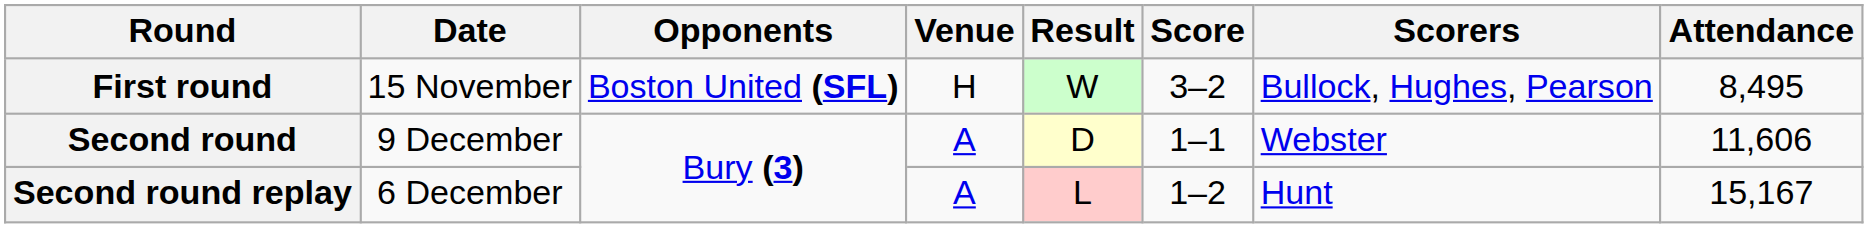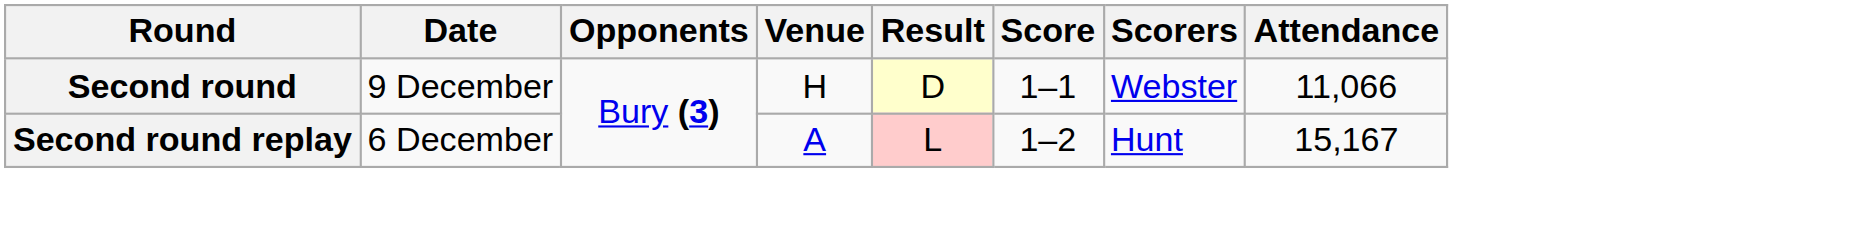- row: (182, 85)
(964, 139) A -> (815, 85) H
(1761, 139) 11,606 -> (1346, 85) 11,066
